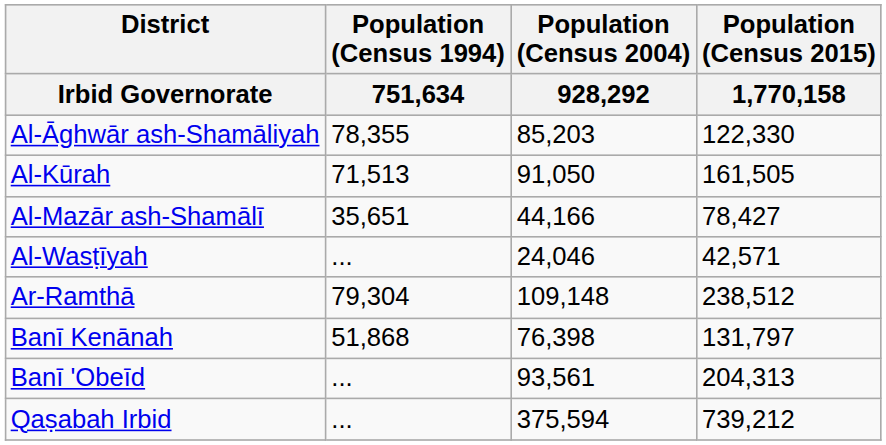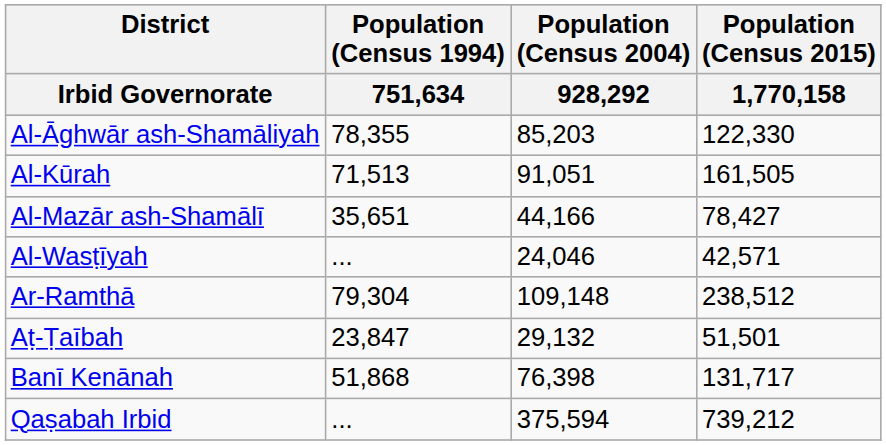(556, 175) 91,050 -> (556, 175) 91,051
+ row: (67, 337)
(748, 337) 131,797 -> (748, 378) 131,717
- row: (78, 378)
